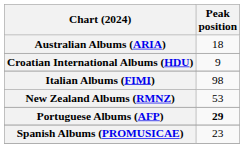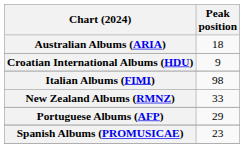(218, 98) 53 -> (218, 98) 33
(218, 116) bold -> (218, 116) normal
